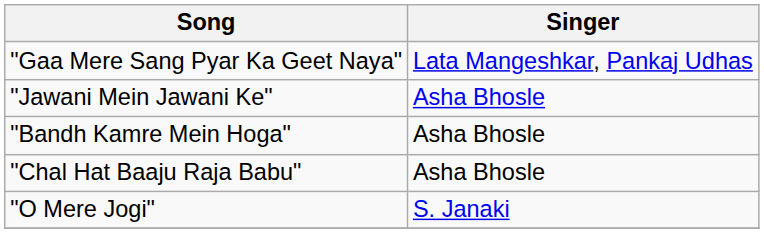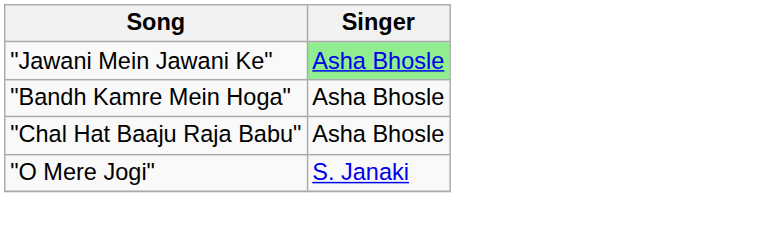- row: (206, 60)
(479, 97) no background -> (378, 60) lightgreen background
